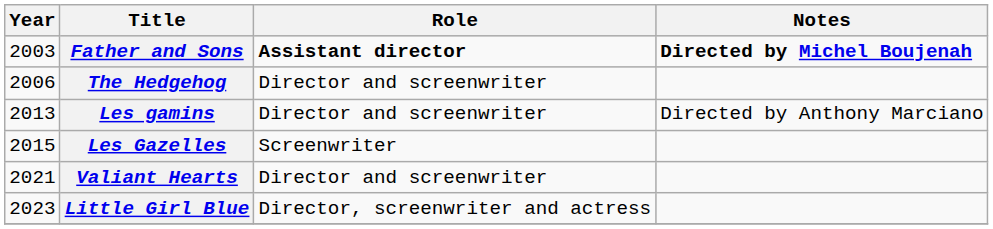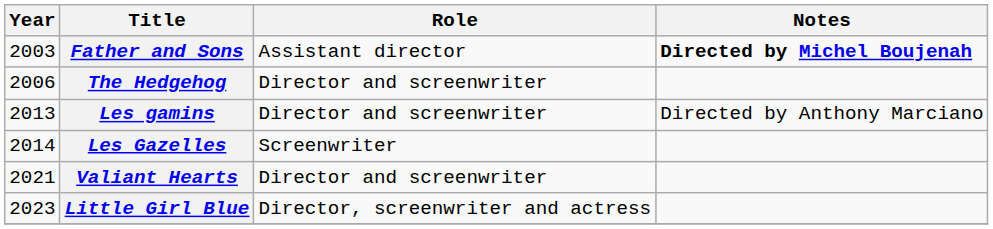(363, 52) bold -> (363, 52) normal
(32, 146) 2015 -> (32, 146) 2014
